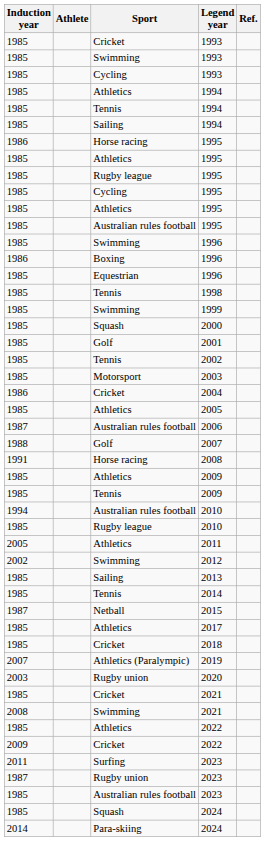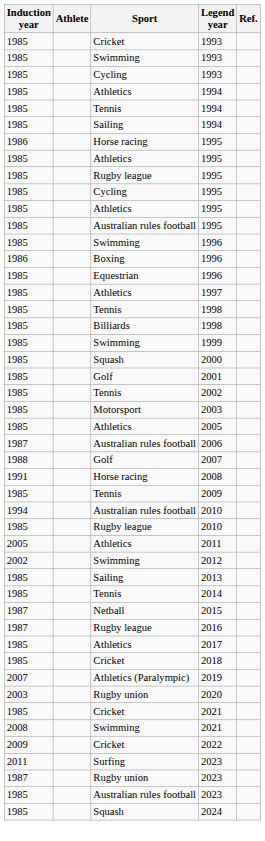+ row: (112, 292)
+ row: (112, 326)
- row: (109, 393)
- row: (112, 476)
+ row: (123, 627)
- row: (112, 728)
- row: (117, 828)
